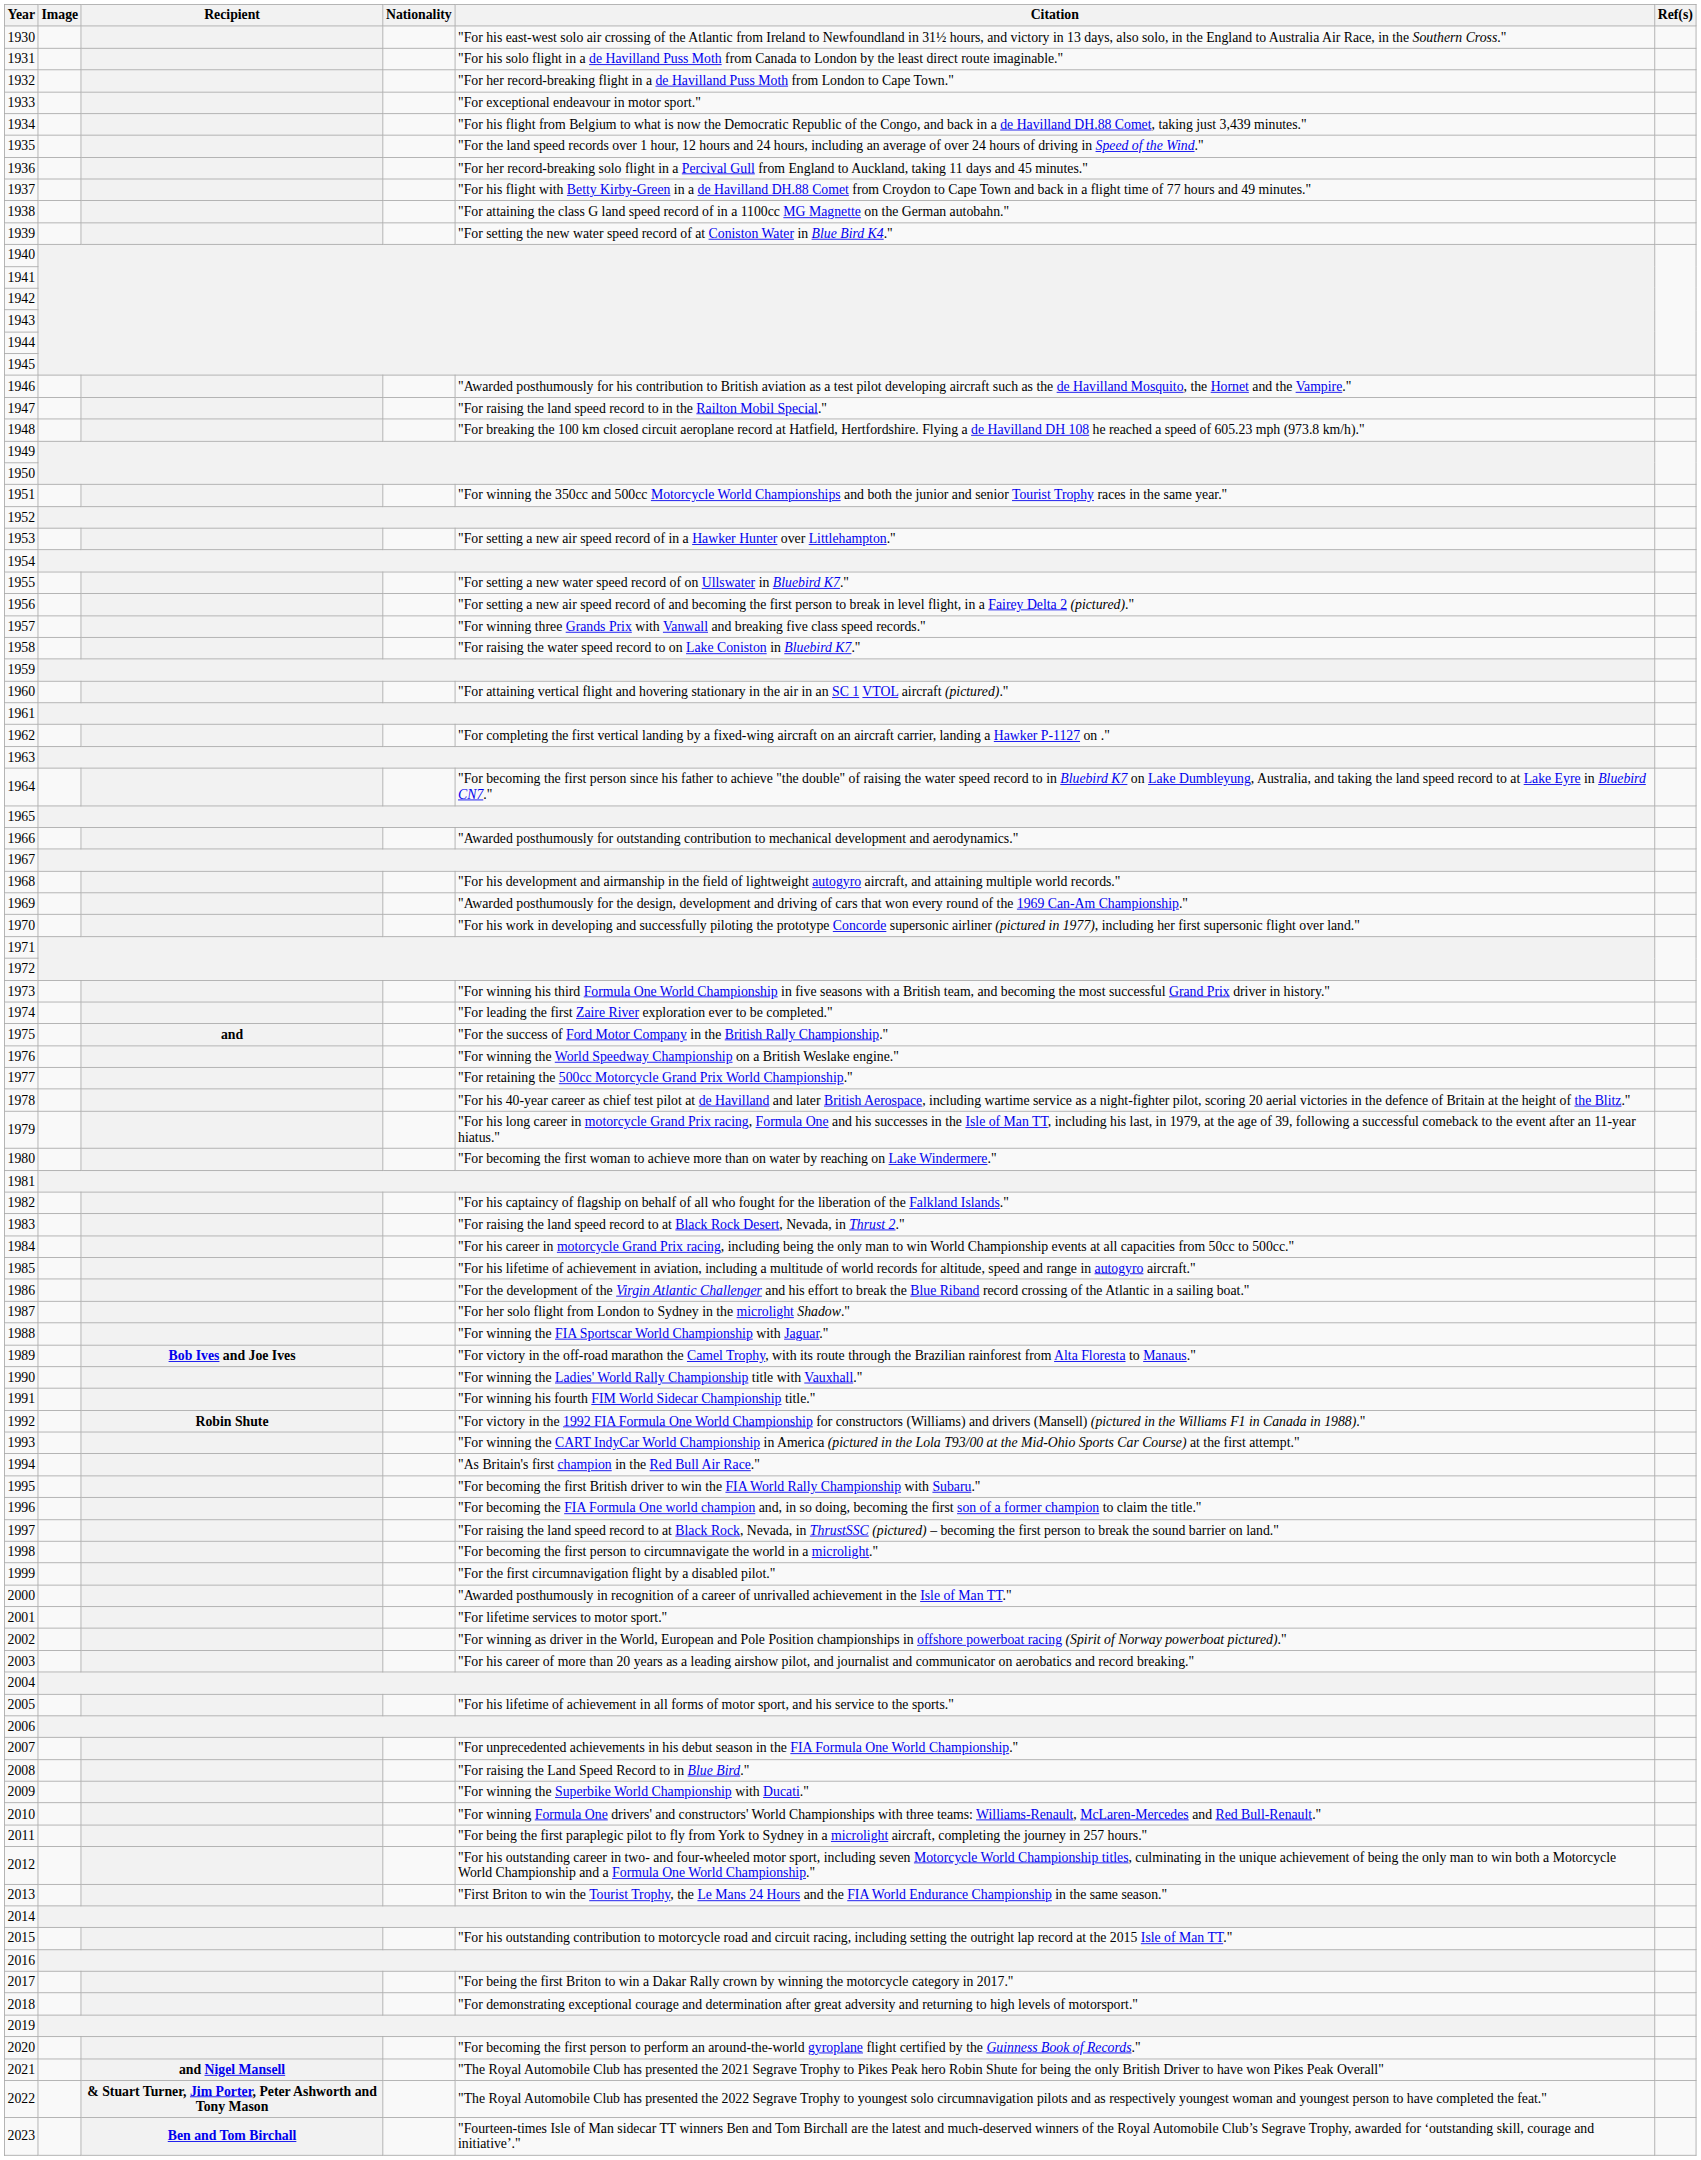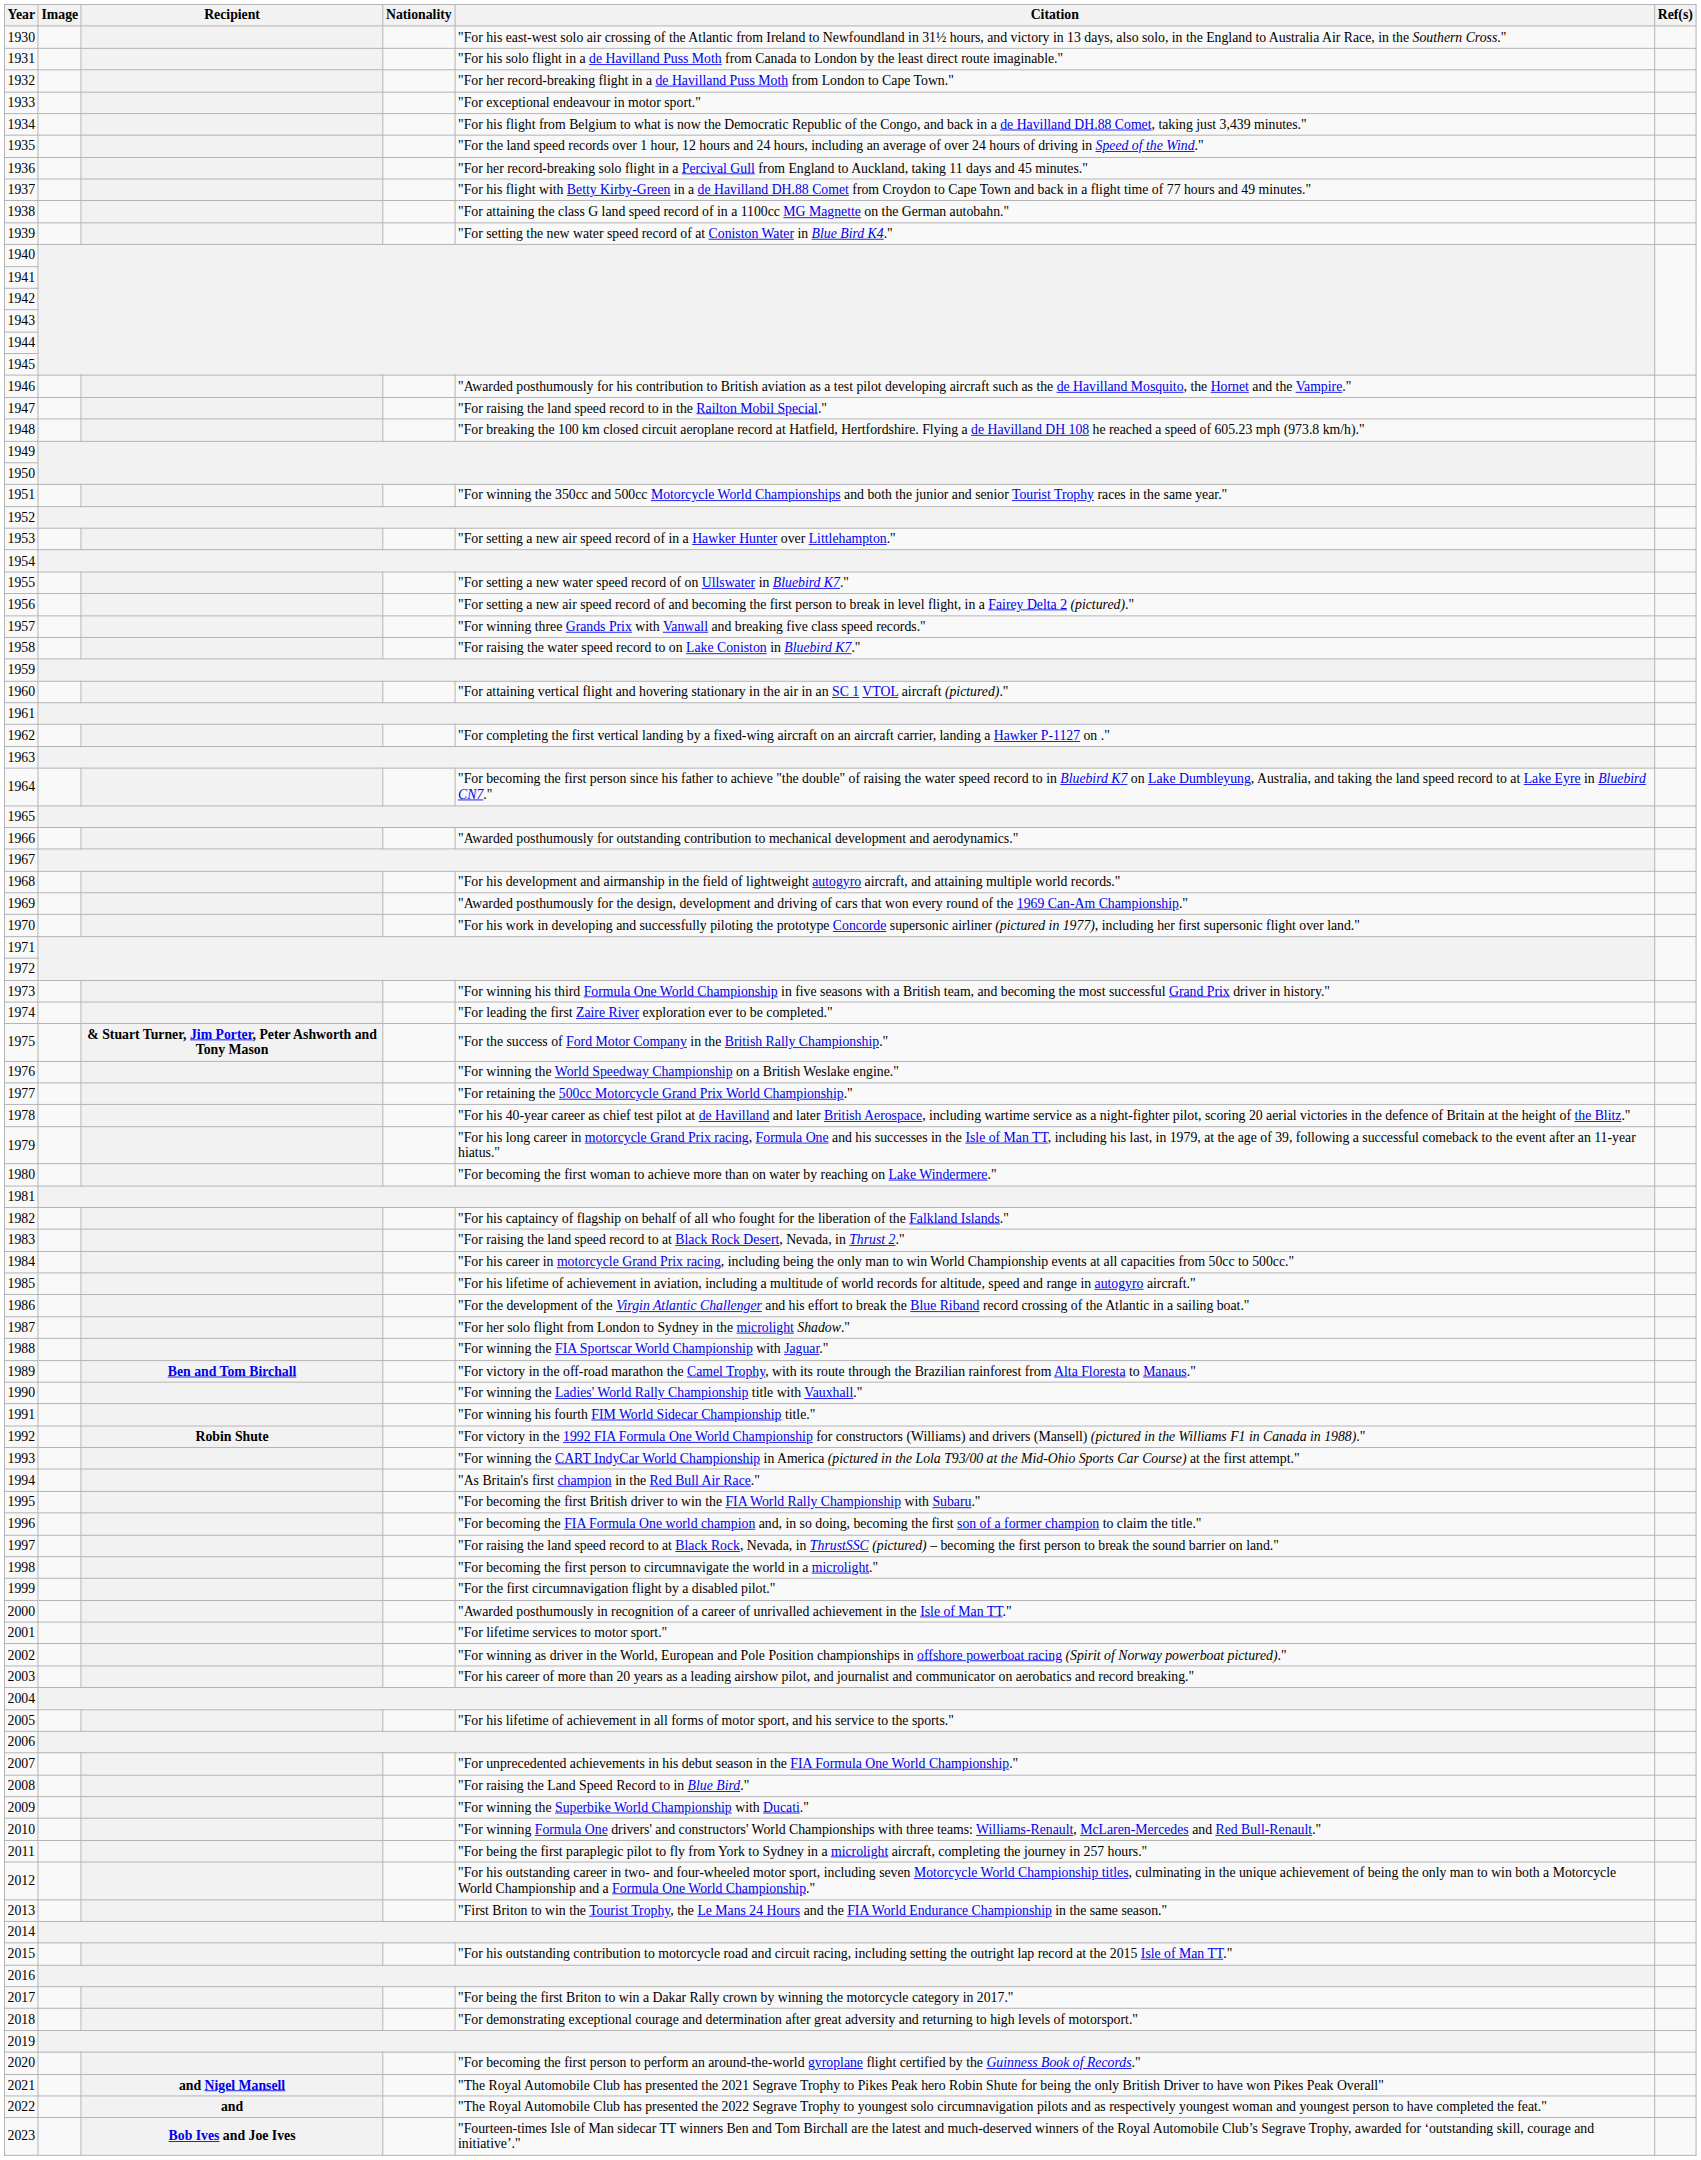(232, 1034) and -> (232, 1042) & Stuart Turner, Jim Porter, Peter Ashworth and Tony Mason
(232, 1355) Bob Ives and Joe Ives -> (232, 1371) Ben and Tom Birchall
(232, 2099) & Stuart Turner, Jim Porter, Peter Ashworth and Tony Mason -> (232, 2106) and
(232, 2136) Ben and Tom Birchall -> (232, 2136) Bob Ives and Joe Ives
